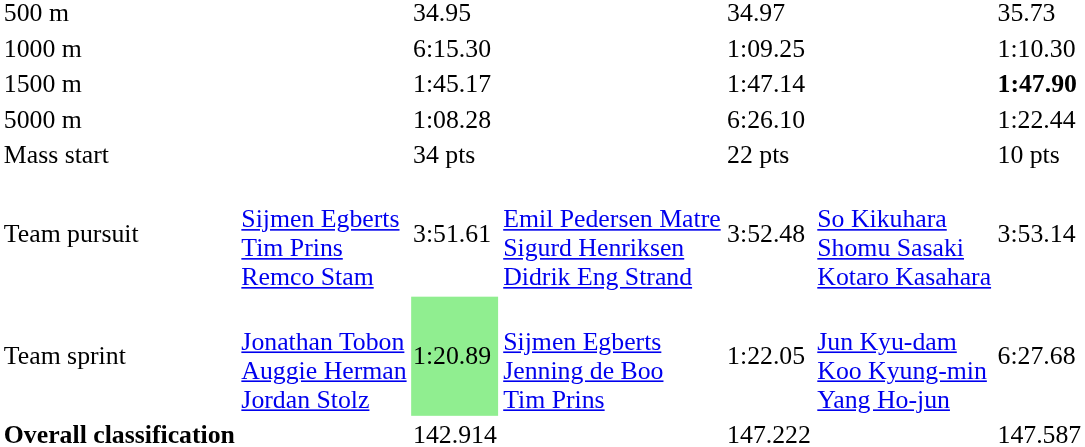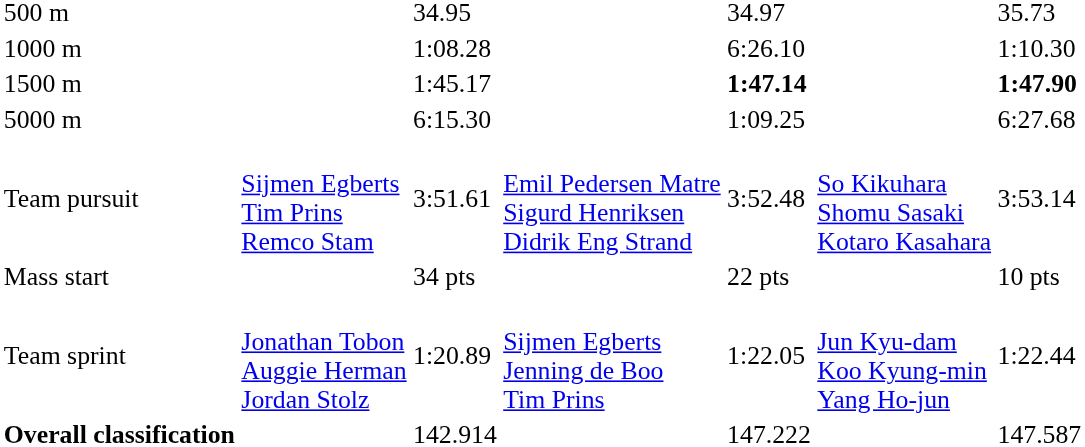(452, 48) 6:15.30 -> (452, 48) 1:08.28
(766, 48) 1:09.25 -> (766, 48) 6:26.10
(766, 83) normal -> (767, 83) bold
(452, 119) 1:08.28 -> (452, 119) 6:15.30
(766, 119) 6:26.10 -> (766, 119) 1:09.25
(1037, 119) 1:22.44 -> (1037, 119) 6:27.68
rows swapped: (56, 154) <-> (71, 233)
(452, 355) lightgreen background -> (452, 355) no background
(1037, 355) 6:27.68 -> (1037, 355) 1:22.44
